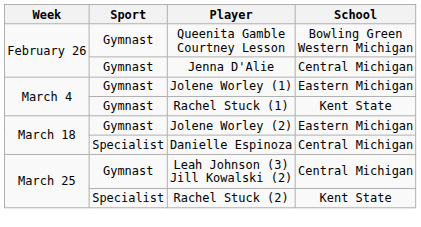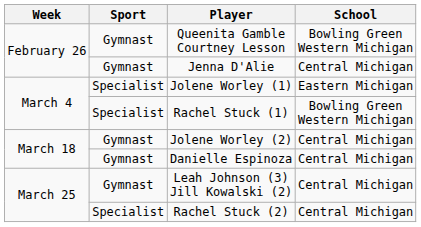(128, 86) Gymnast -> (128, 86) Specialist
(128, 106) Gymnast -> (128, 113) Specialist
(356, 106) Kent State -> (356, 113) Bowling Green Western Michigan
(356, 125) Eastern Michigan -> (356, 139) Central Michigan
(128, 145) Specialist -> (128, 159) Gymnast
(356, 198) Kent State -> (356, 212) Central Michigan
